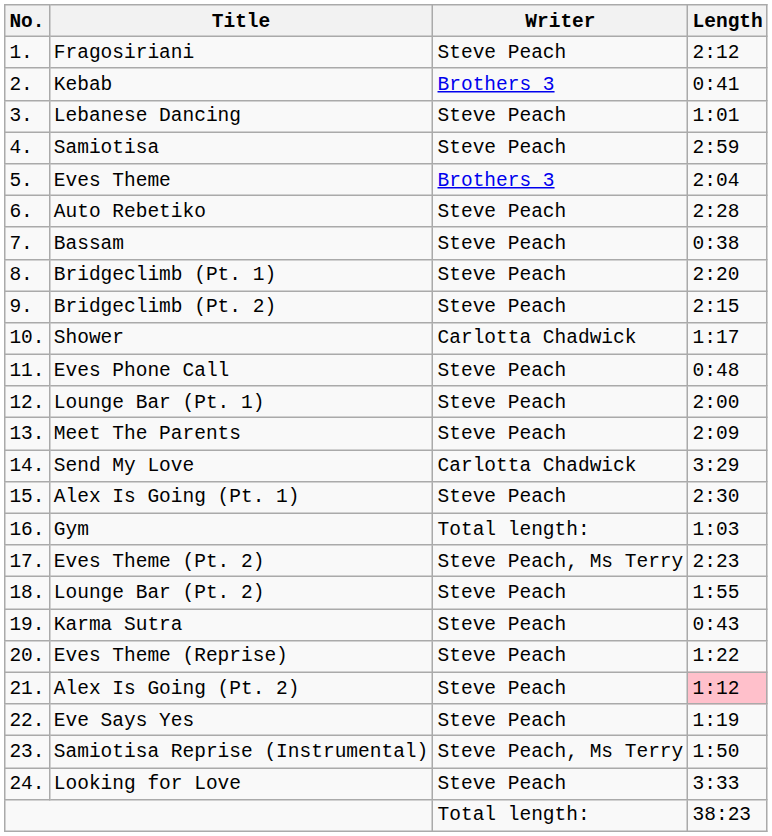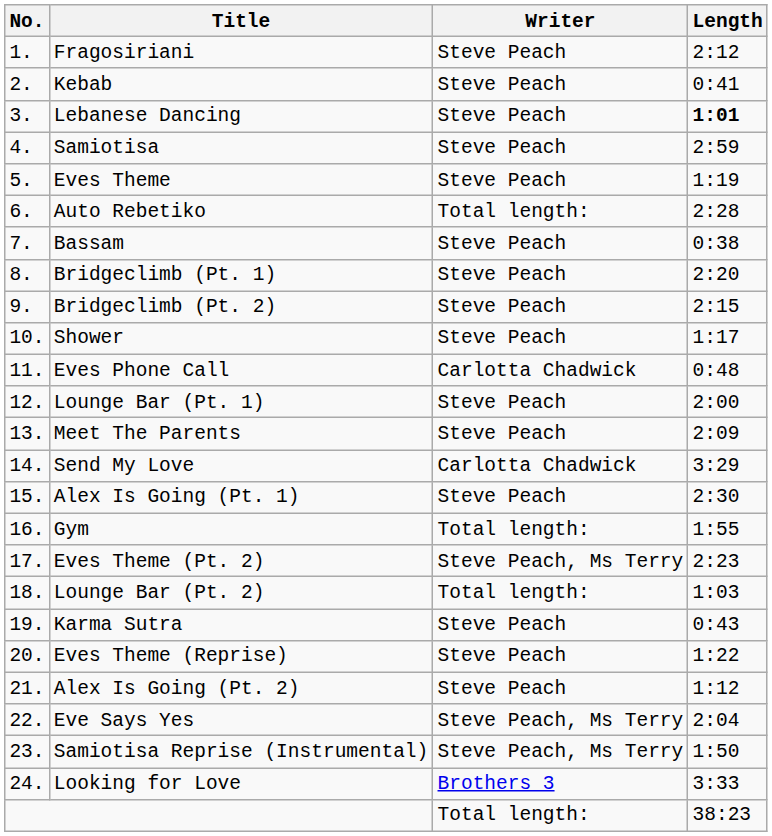(496, 84) Brothers 3 -> (502, 84) Steve Peach
(716, 116) normal -> (716, 116) bold
(496, 180) Brothers 3 -> (502, 180) Steve Peach
(716, 180) 2:04 -> (716, 180) 1:19
(502, 211) Steve Peach -> (514, 211) Total length:
(537, 338) Carlotta Chadwick -> (502, 338) Steve Peach
(502, 370) Steve Peach -> (537, 370) Carlotta Chadwick
(716, 529) 1:03 -> (716, 529) 1:55
(502, 593) Steve Peach -> (514, 593) Total length:
(716, 593) 1:55 -> (716, 593) 1:03
(716, 688) pink background -> (716, 688) no background
(502, 720) Steve Peach -> (560, 720) Steve Peach, Ms Terry
(716, 720) 1:19 -> (716, 720) 2:04
(502, 783) Steve Peach -> (496, 783) Brothers 3
